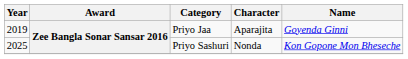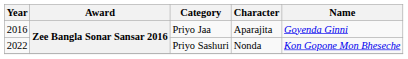(17, 29) 2019 -> (17, 29) 2016
(17, 45) 2025 -> (17, 45) 2022
